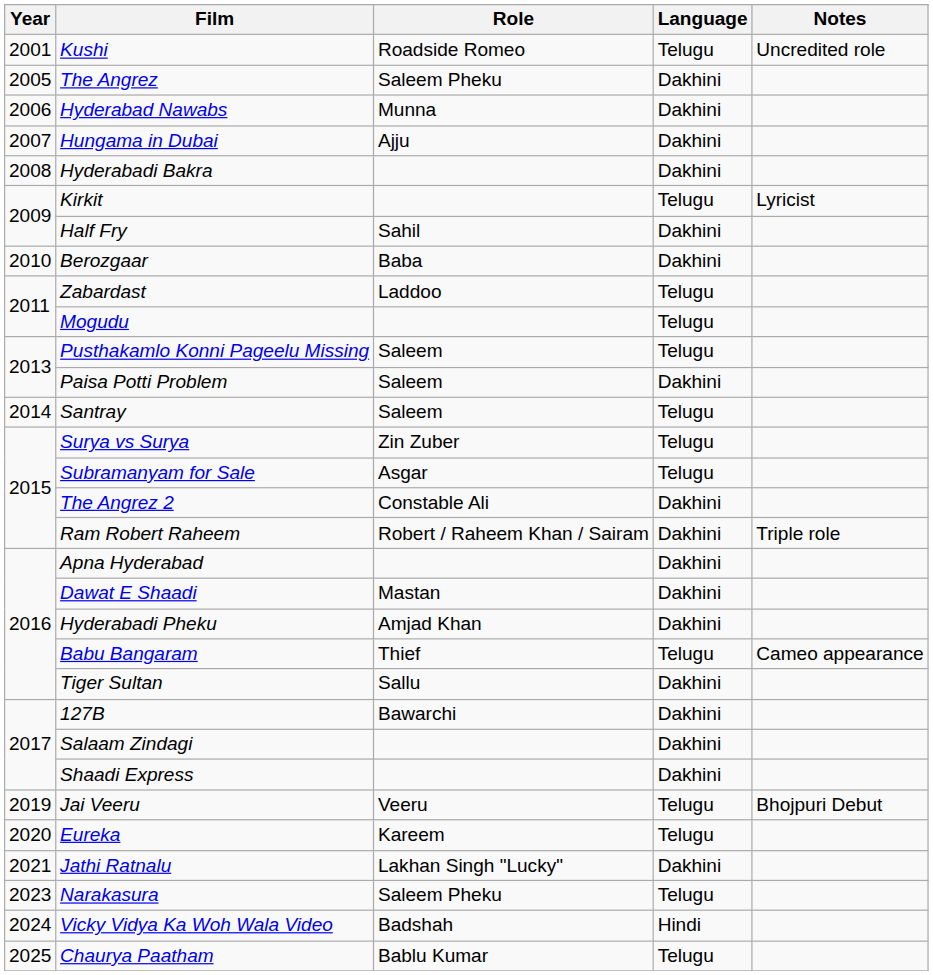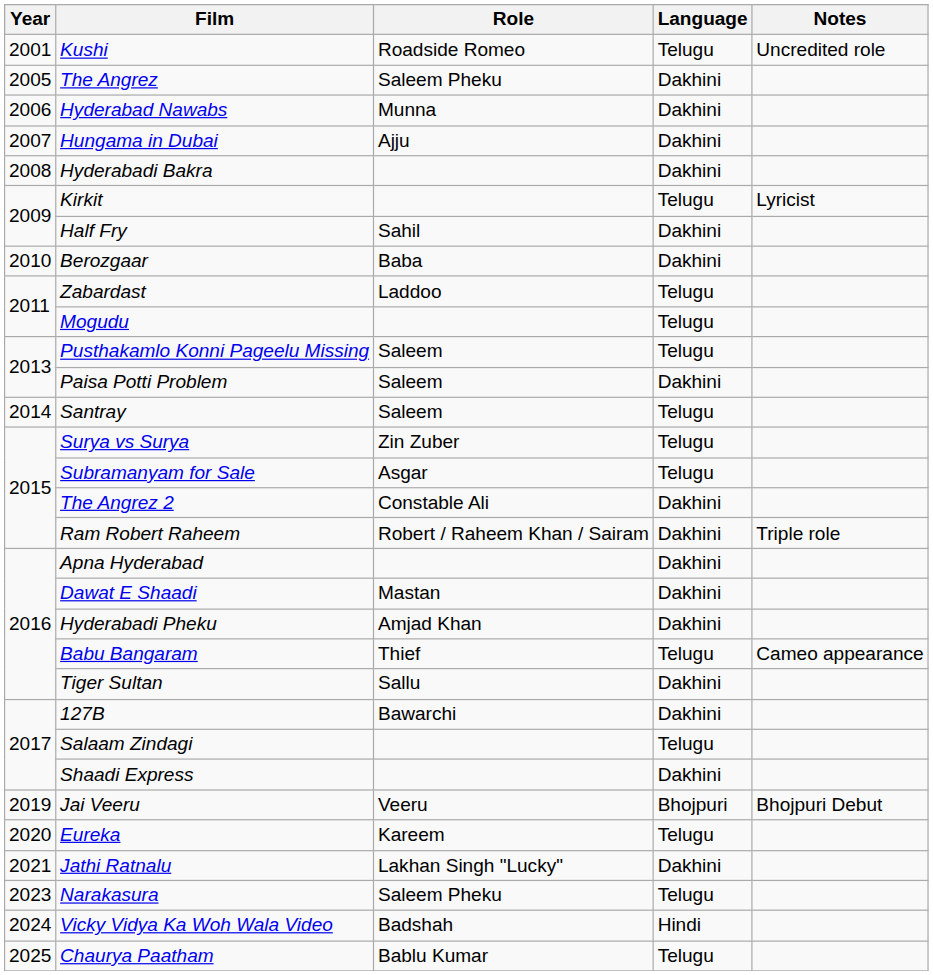(689, 744) Dakhini -> (686, 744) Telugu
(686, 804) Telugu -> (693, 804) Bhojpuri
